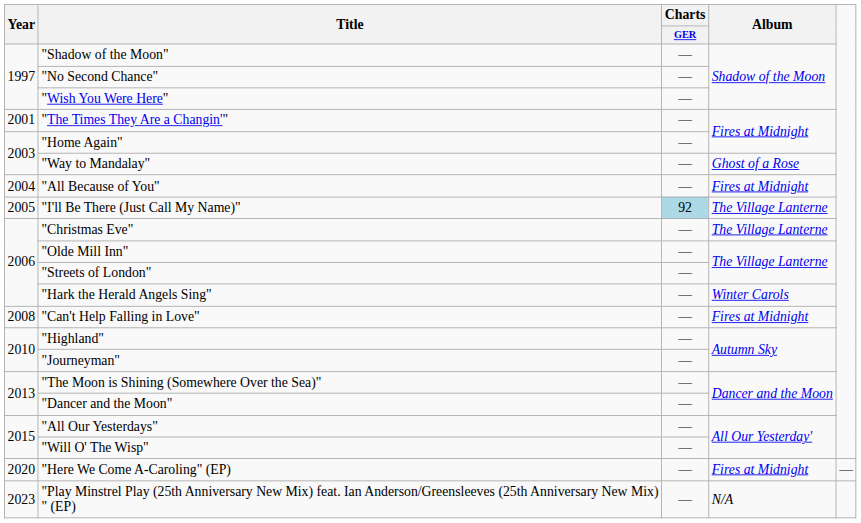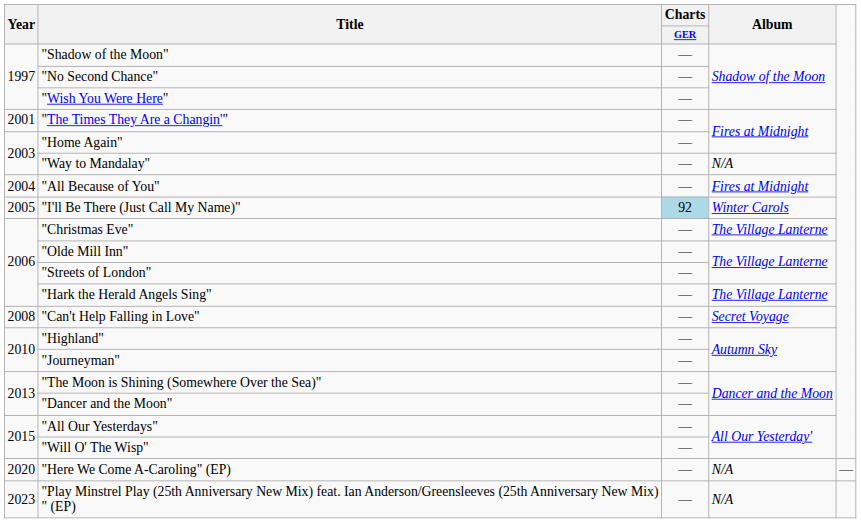(755, 164) Ghost of a Rose -> (722, 164) N/A
(770, 207) The Village Lanterne -> (750, 207) Winter Carols
(750, 295) Winter Carols -> (770, 295) The Village Lanterne
(760, 316) Fires at Midnight -> (750, 316) Secret Voyage
(760, 469) Fires at Midnight -> (722, 469) N/A
